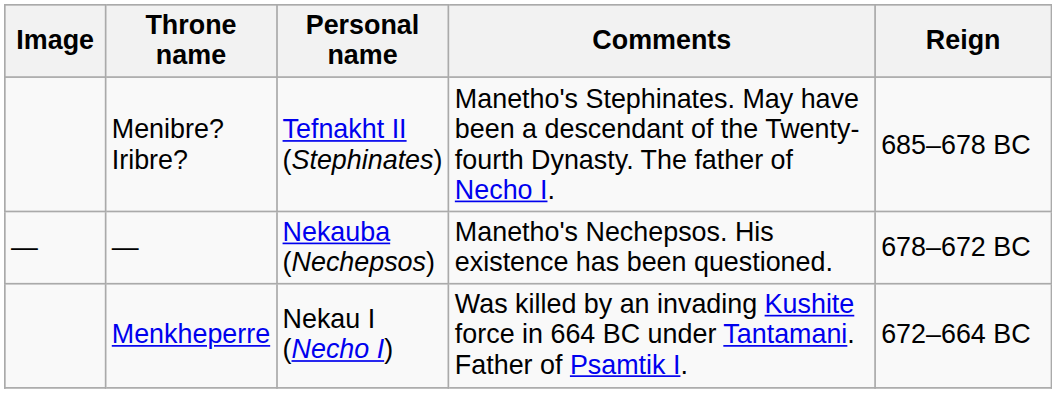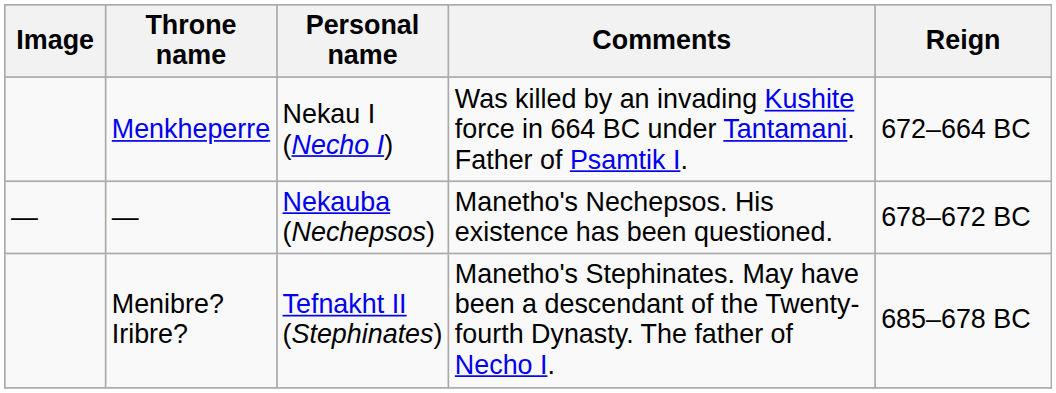rows swapped: (168, 144) <-> (191, 335)
